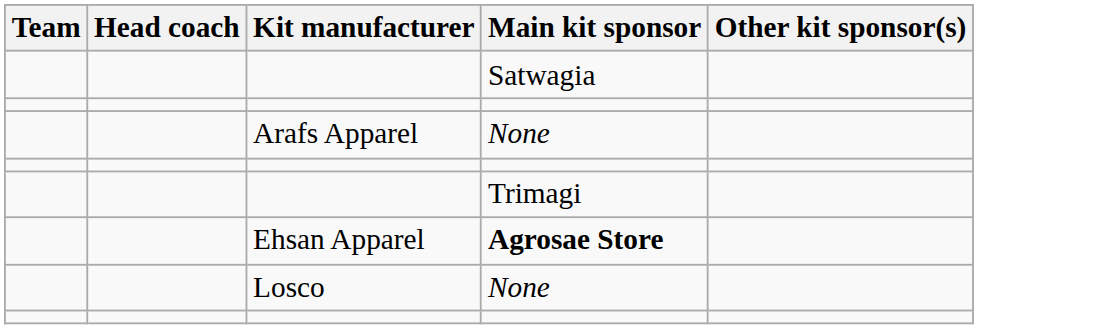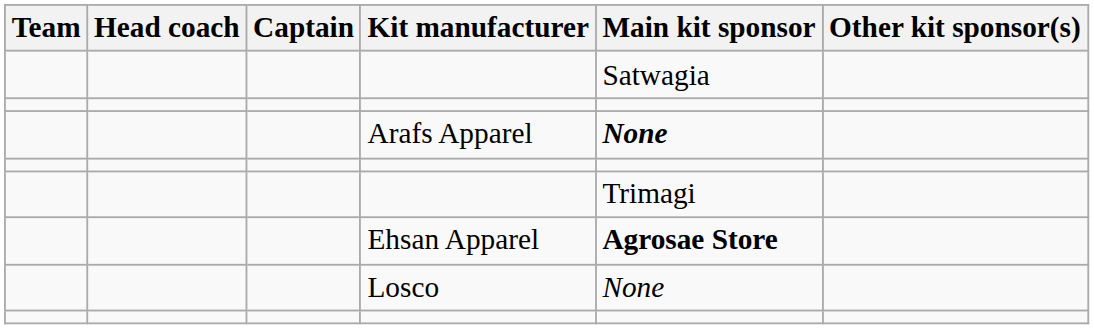+ column: (304, 27)
(519, 134) normal -> (635, 134) bold
